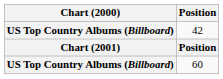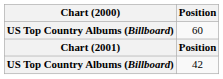rows swapped: (197, 64) <-> (197, 30)
